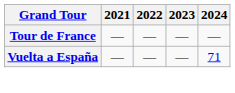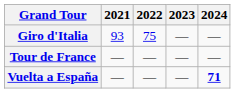+ row: (53, 35)
(214, 56) normal -> (214, 77) bold
